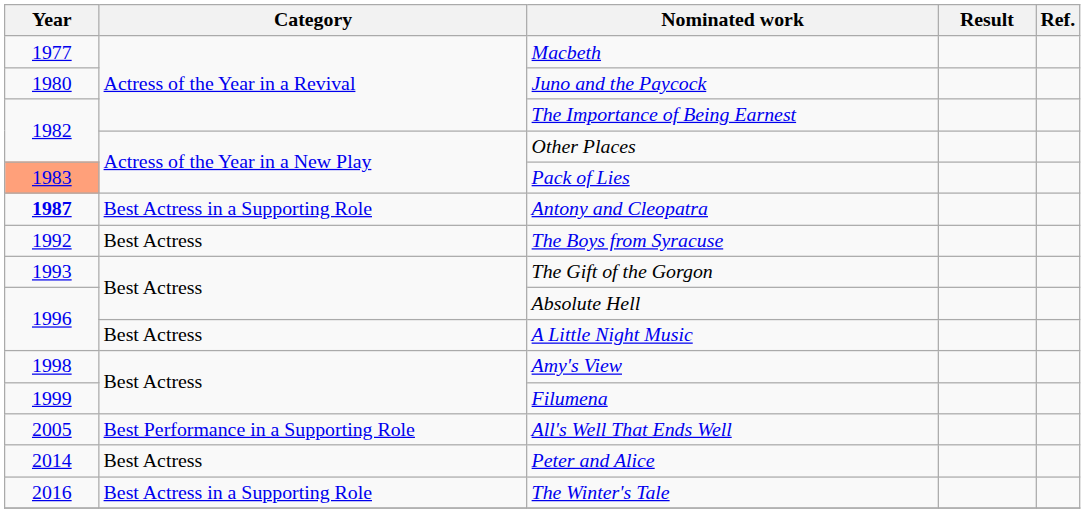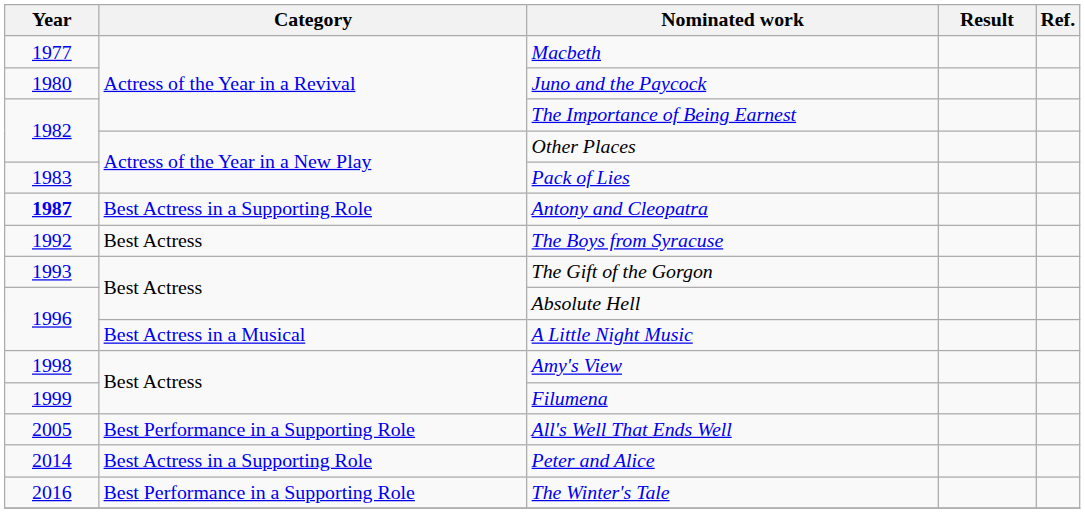(52, 177) lightsalmon background -> (52, 177) no background
(153, 334) Best Actress -> (204, 334) Best Actress in a Musical
(153, 460) Best Actress -> (238, 460) Best Actress in a Supporting Role
(238, 492) Best Actress in a Supporting Role -> (259, 492) Best Performance in a Supporting Role
